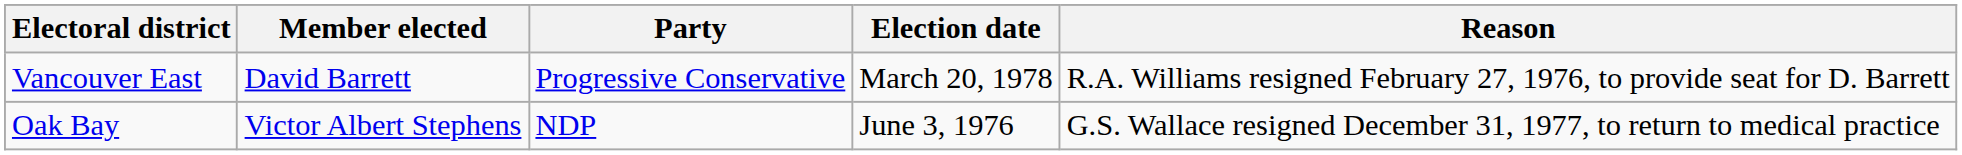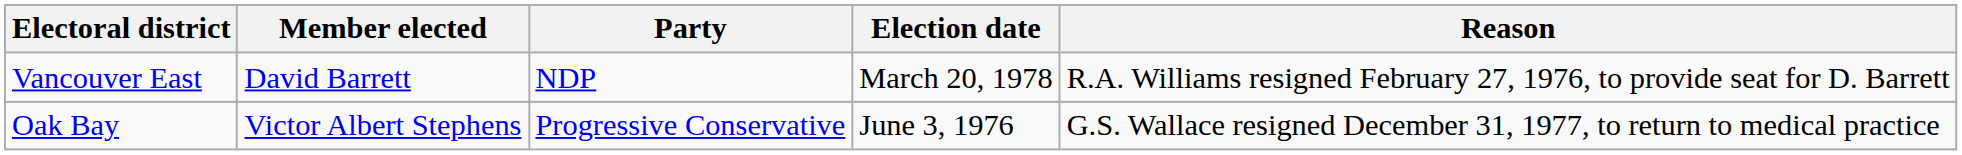(690, 76) Progressive Conservative -> (566, 76) NDP
(566, 125) NDP -> (690, 125) Progressive Conservative
